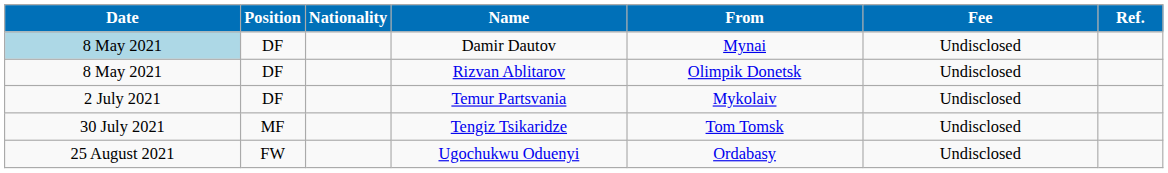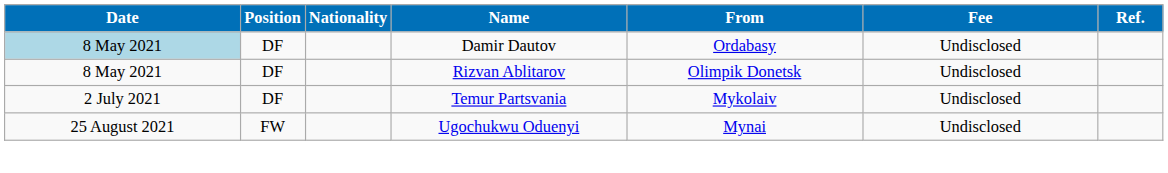(745, 45) Mynai -> (745, 45) Ordabasy
- row: (509, 126)
(745, 153) Ordabasy -> (745, 126) Mynai
